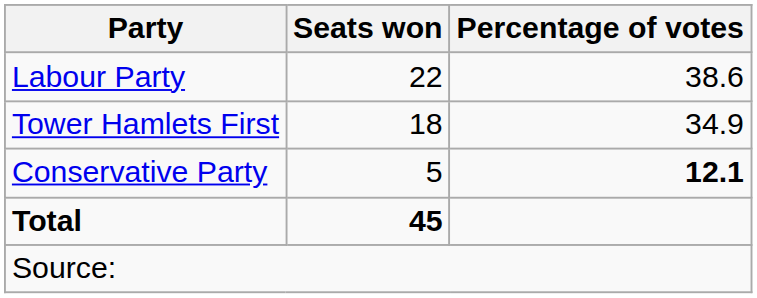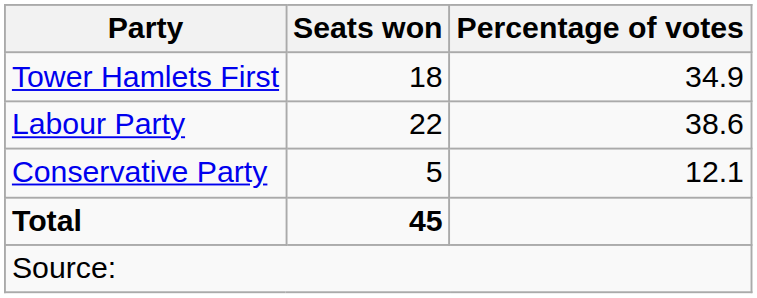rows swapped: (98, 76) <-> (145, 124)
(715, 172) bold -> (715, 172) normal
